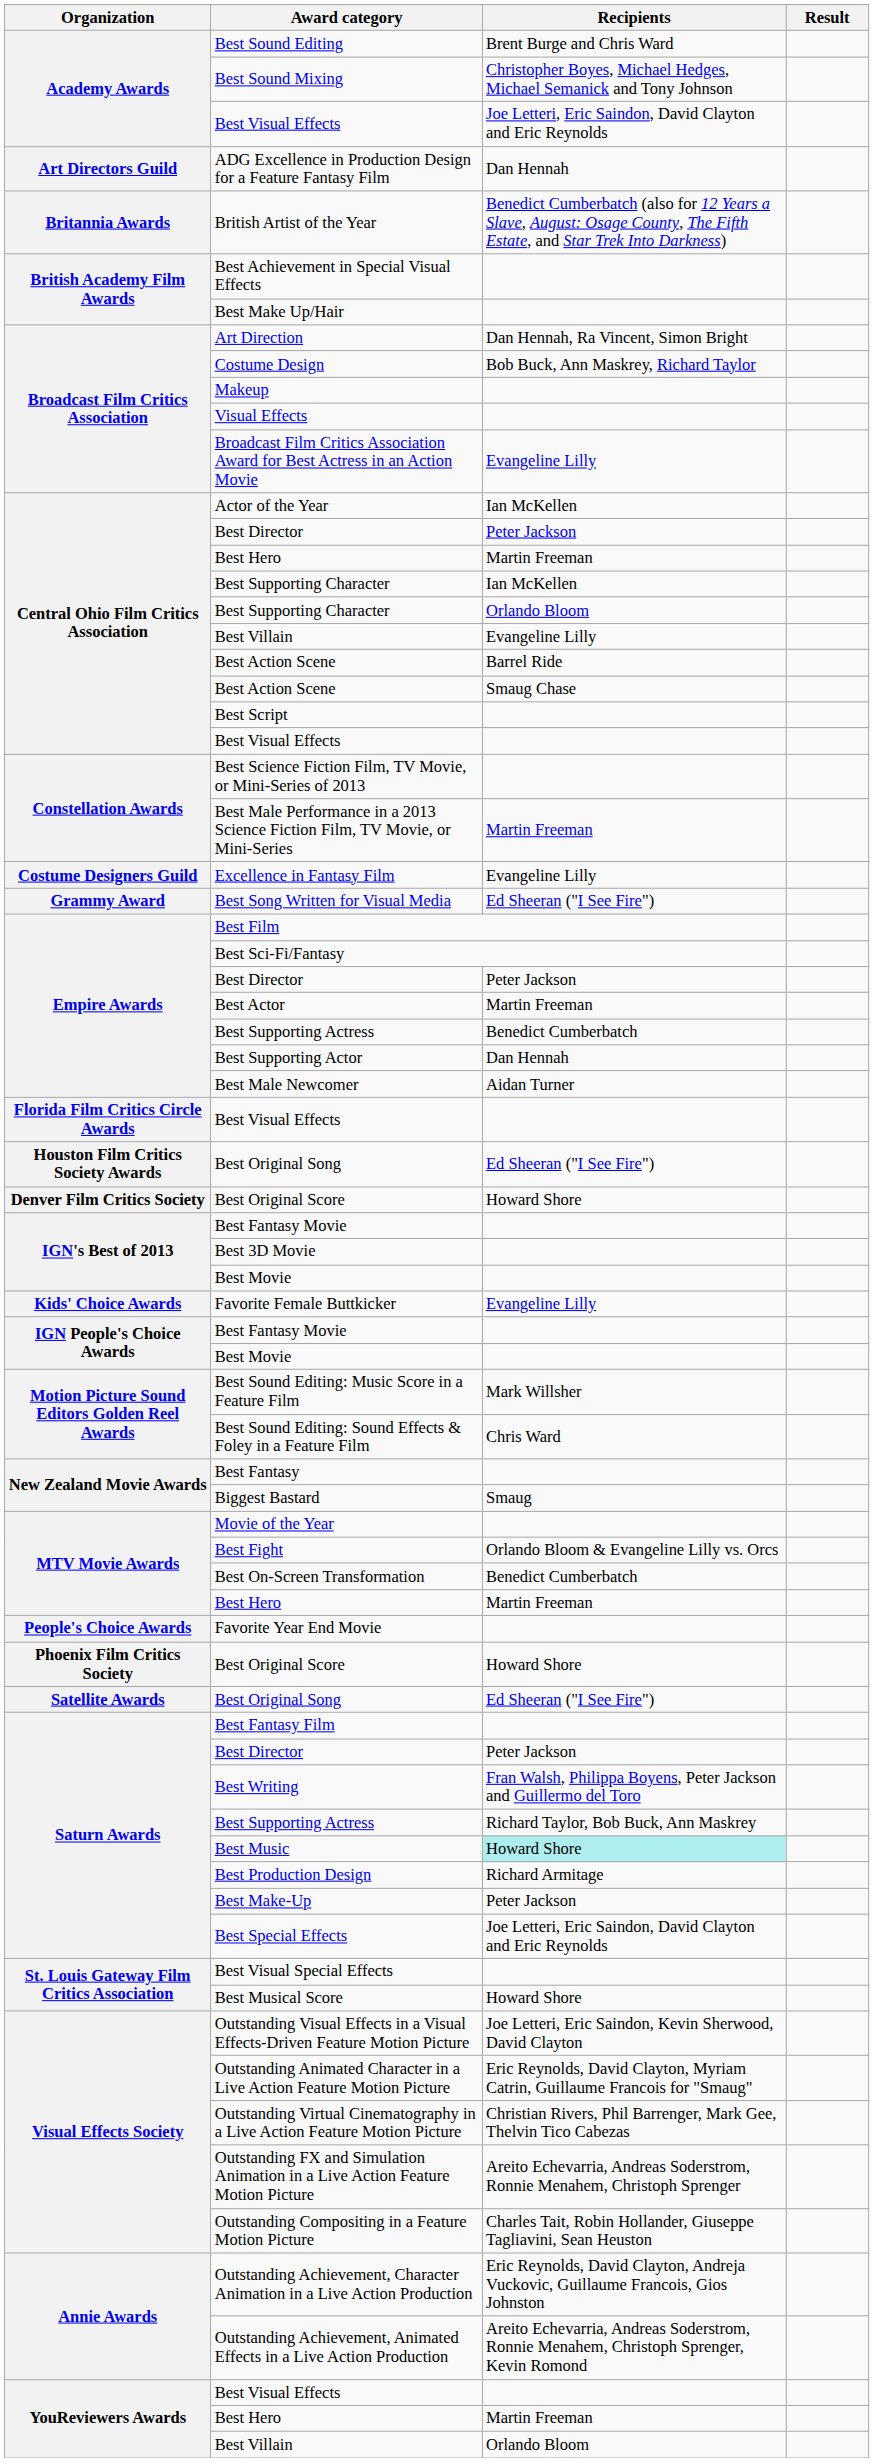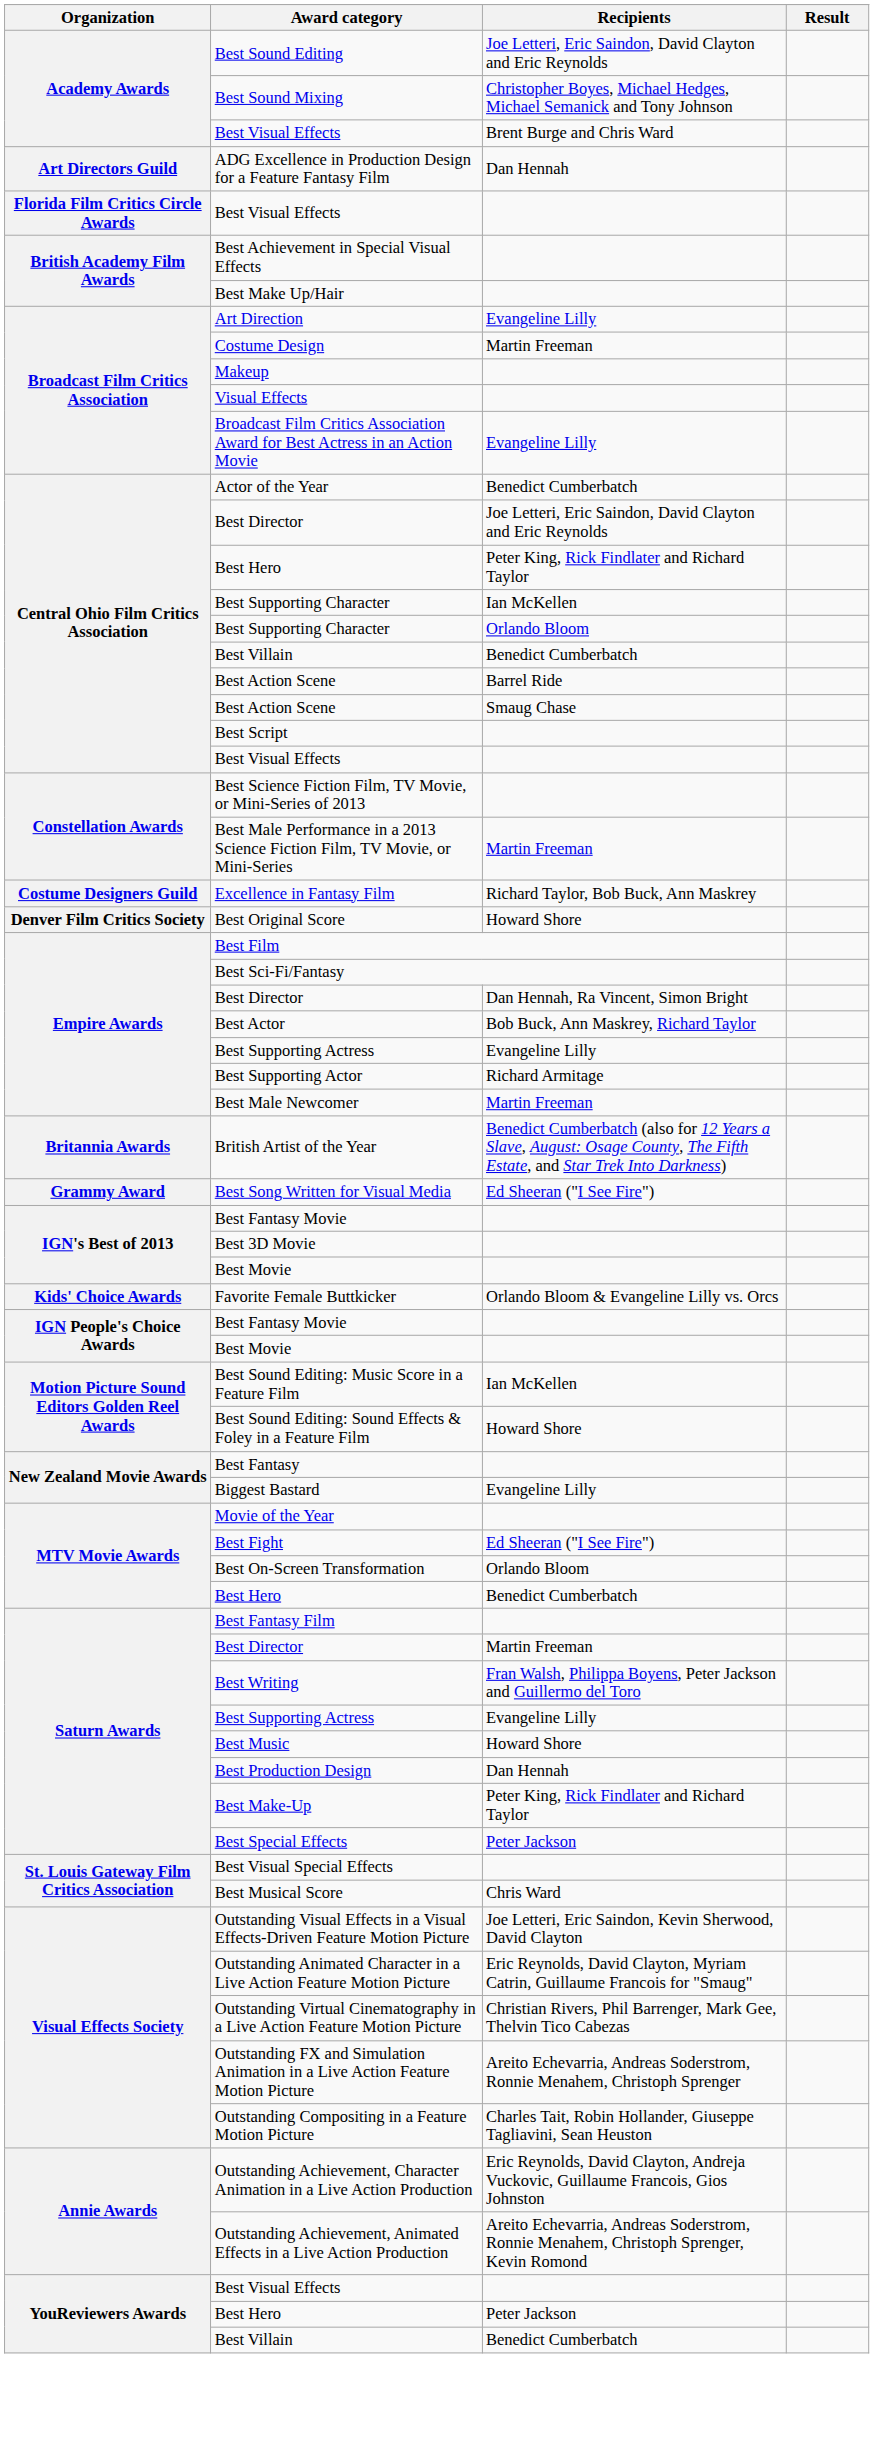(580, 43) Brent Burge and Chris Ward -> (620, 52) Joe Letteri, Eric Saindon, David Clayton and Eric Reynolds
(620, 123) Joe Letteri, Eric Saindon, David Clayton and Eric Reynolds -> (580, 133) Brent Burge and Chris Ward
rows swapped: (108, 222) <-> (108, 1119)
(617, 337) Dan Hennah, Ra Vincent, Simon Bright -> (541, 319) Evangeline Lilly
(621, 364) Bob Buck, Ann Maskrey, Richard Taylor -> (539, 345) Martin Freeman
(532, 505) Ian McKellen -> (562, 487) Benedict Cumberbatch
(531, 531) Peter Jackson -> (620, 522) Joe Letteri, Eric Saindon, David Clayton and Eric Reynolds
(539, 557) Martin Freeman -> (615, 567) Peter King, Rick Findlater and Richard Taylor
(541, 636) Evangeline Lilly -> (562, 654) Benedict Cumberbatch
(541, 874) Evangeline Lilly -> (621, 893) Richard Taylor, Bob Buck, Ann Maskrey
rows swapped: (108, 1199) <-> (108, 901)
(531, 979) Peter Jackson -> (617, 997) Dan Hennah, Ra Vincent, Simon Bright
(539, 1005) Martin Freeman -> (621, 1024) Bob Buck, Ann Maskrey, Richard Taylor
(562, 1031) Benedict Cumberbatch -> (541, 1050) Evangeline Lilly
(527, 1057) Dan Hennah -> (545, 1076) Richard Armitage
(530, 1084) Aidan Turner -> (539, 1102) Martin Freeman
- row: (108, 1164)
(541, 1304) Evangeline Lilly -> (632, 1296) Orlando Bloom & Evangeline Lilly vs. Orcs
(534, 1391) Mark Willsher -> (532, 1384) Ian McKellen
(523, 1436) Chris Ward -> (534, 1428) Howard Shore
(509, 1497) Smaug -> (541, 1490) Evangeline Lilly
(632, 1550) Orlando Bloom & Evangeline Lilly vs. Orcs -> (570, 1542) Ed Sheeran ("I See Fire")
(562, 1576) Benedict Cumberbatch -> (538, 1568) Orlando Bloom
(539, 1602) Martin Freeman -> (562, 1594) Benedict Cumberbatch
- row: (108, 1628)
- row: (108, 1664)
- row: (108, 1699)
(531, 1751) Peter Jackson -> (539, 1647) Martin Freeman
(621, 1822) Richard Taylor, Bob Buck, Ann Maskrey -> (541, 1717) Evangeline Lilly
(534, 1848) paleturquoise background -> (534, 1744) no background
(545, 1874) Richard Armitage -> (527, 1770) Dan Hennah
(531, 1900) Peter Jackson -> (615, 1805) Peter King, Rick Findlater and Richard Taylor
(620, 1936) Joe Letteri, Eric Saindon, David Clayton and Eric Reynolds -> (531, 1841) Peter Jackson
(534, 1997) Howard Shore -> (523, 1893) Chris Ward
(539, 2418) Martin Freeman -> (531, 2313) Peter Jackson
(538, 2444) Orlando Bloom -> (562, 2340) Benedict Cumberbatch
